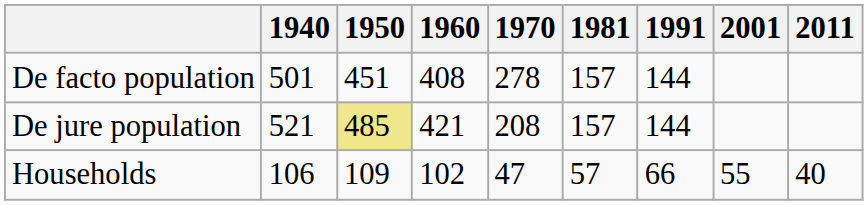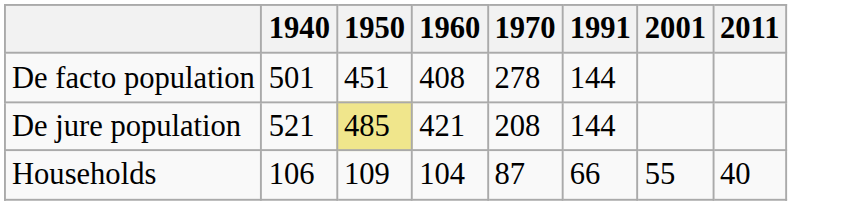- column: (600, 28)
(442, 174) 102 -> (442, 174) 104
(510, 174) 47 -> (510, 174) 87
